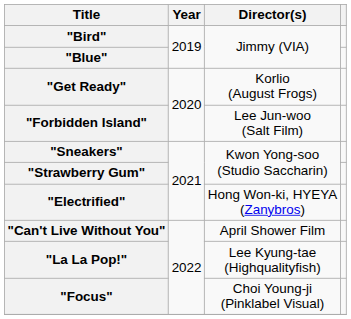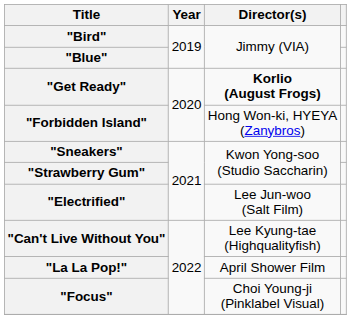(272, 86) normal -> (272, 86) bold
(272, 123) Lee Jun-woo (Salt Film) -> (272, 123) Hong Won-ki, HYEYA (Zanybros)
(272, 202) Hong Won-ki, HYEYA (Zanybros) -> (272, 202) Lee Jun-woo (Salt Film)
(272, 231) April Shower Film -> (272, 238) Lee Kyung-tae (Highqualityfish)
(272, 259) Lee Kyung-tae (Highqualityfish) -> (272, 267) April Shower Film
